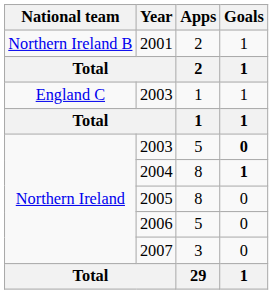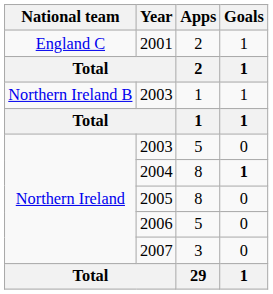(70, 43) Northern Ireland B -> (70, 43) England C
(70, 95) England C -> (70, 95) Northern Ireland B
(244, 146) bold -> (244, 146) normal
